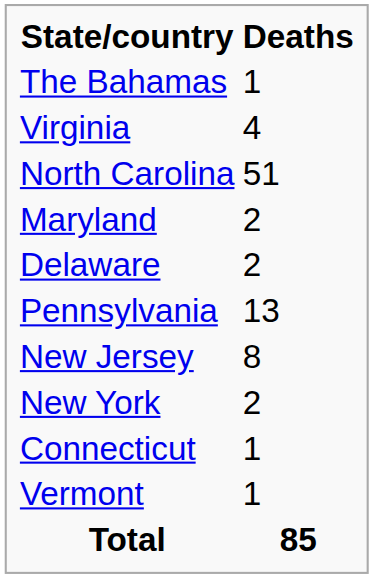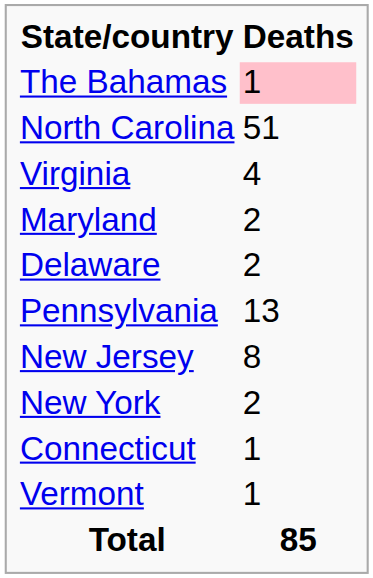(252, 82) no background -> (252, 82) pink background
rows swapped: (127, 174) <-> (75, 128)
